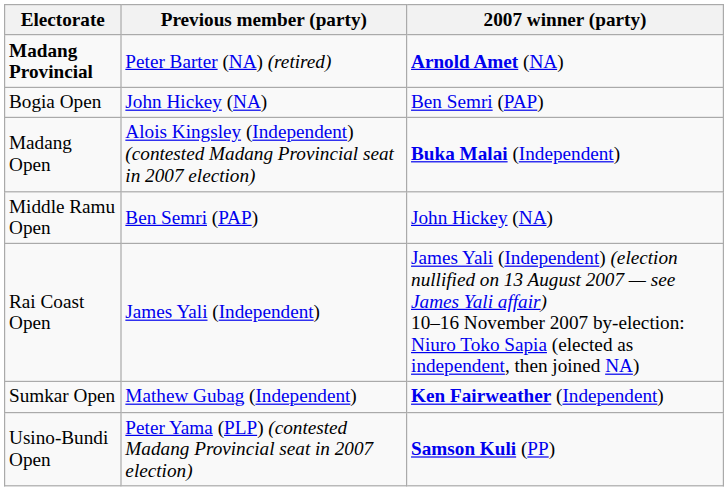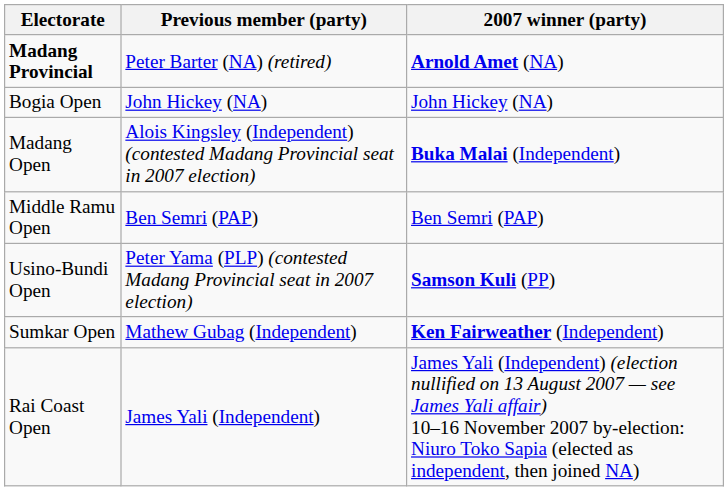(477, 102) Ben Semri (PAP) -> (482, 102) John Hickey (NA)
(482, 217) John Hickey (NA) -> (477, 217) Ben Semri (PAP)
rows swapped: (47, 312) <-> (59, 448)
